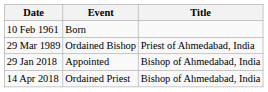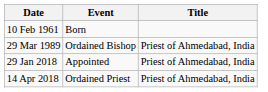(201, 62) Bishop of Ahmedabad, India -> (198, 62) Priest of Ahmedabad, India
(201, 78) Bishop of Ahmedabad, India -> (198, 78) Priest of Ahmedabad, India
